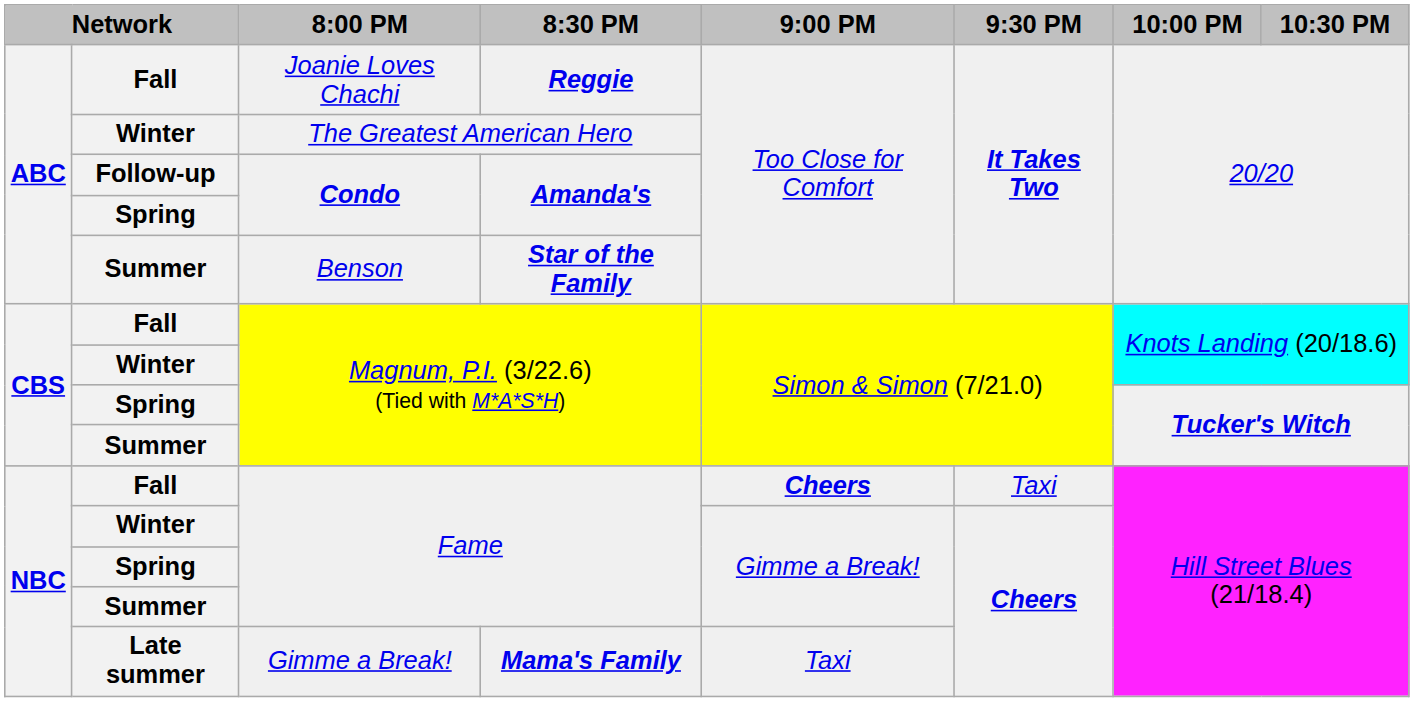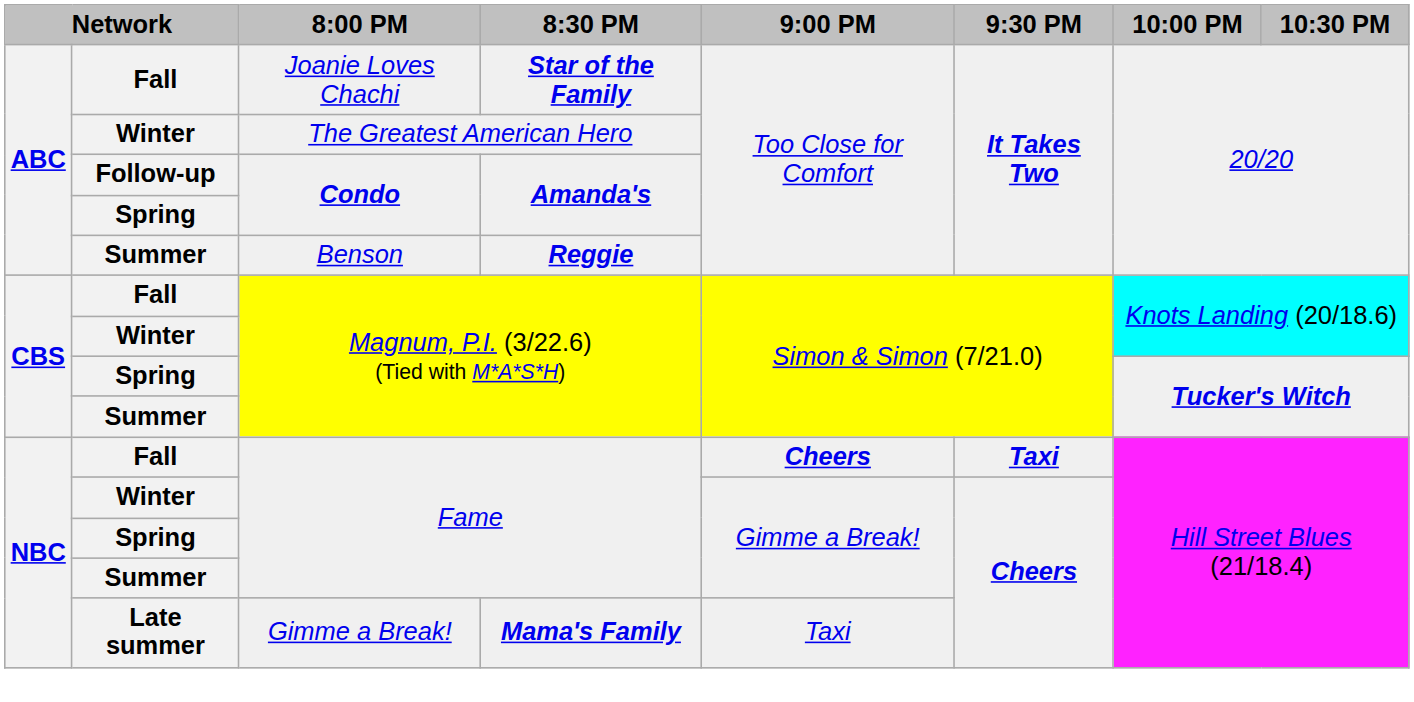(591, 79) Reggie -> (591, 79) Star of the Family
(591, 269) Star of the Family -> (591, 255) Reggie
(1034, 485) normal -> (1034, 456) bold
